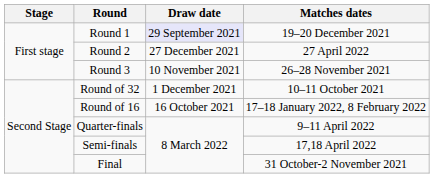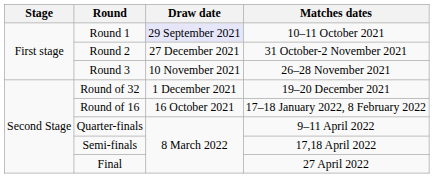(336, 32) 19–20 December 2021 -> (336, 32) 10–11 October 2021
(336, 51) 27 April 2022 -> (336, 51) 31 October-2 November 2021
(336, 88) 10–11 October 2021 -> (336, 88) 19–20 December 2021
(336, 164) 31 October-2 November 2021 -> (336, 164) 27 April 2022
